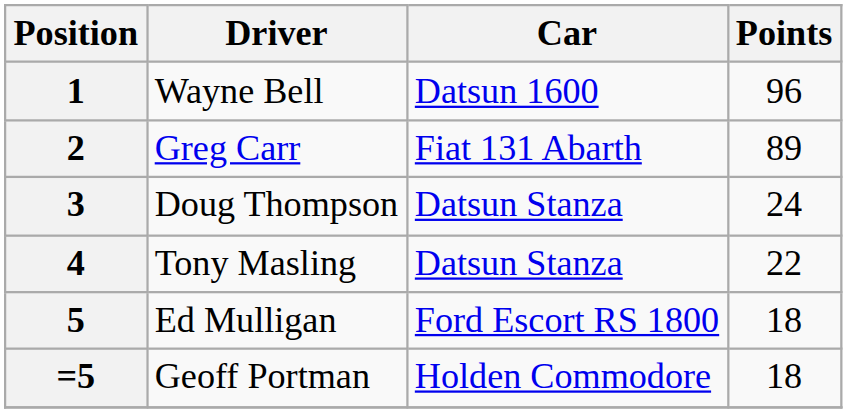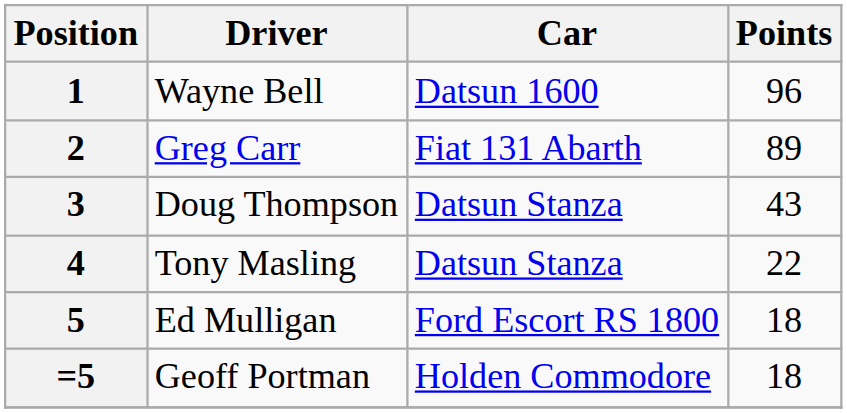(784, 205) 24 -> (784, 205) 43
